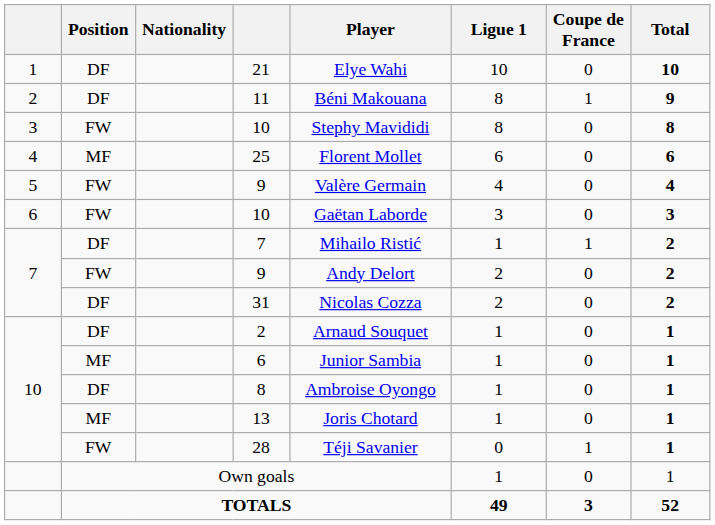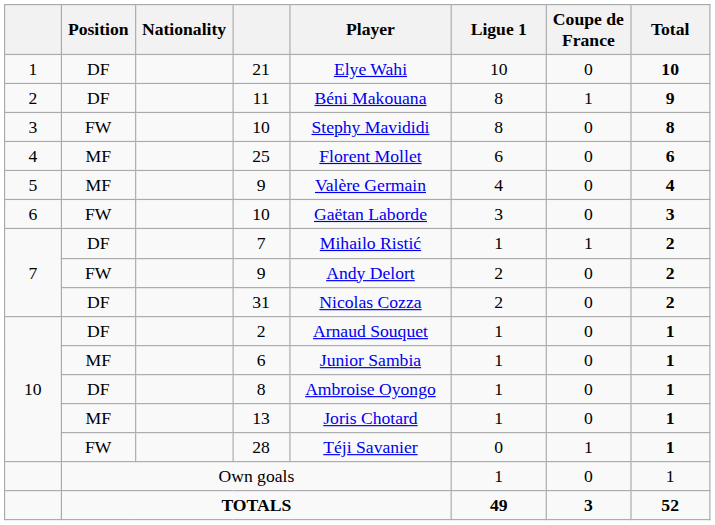(98, 185) FW -> (98, 185) MF
